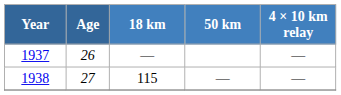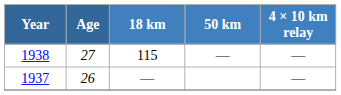rows swapped: (35, 55) <-> (35, 78)
